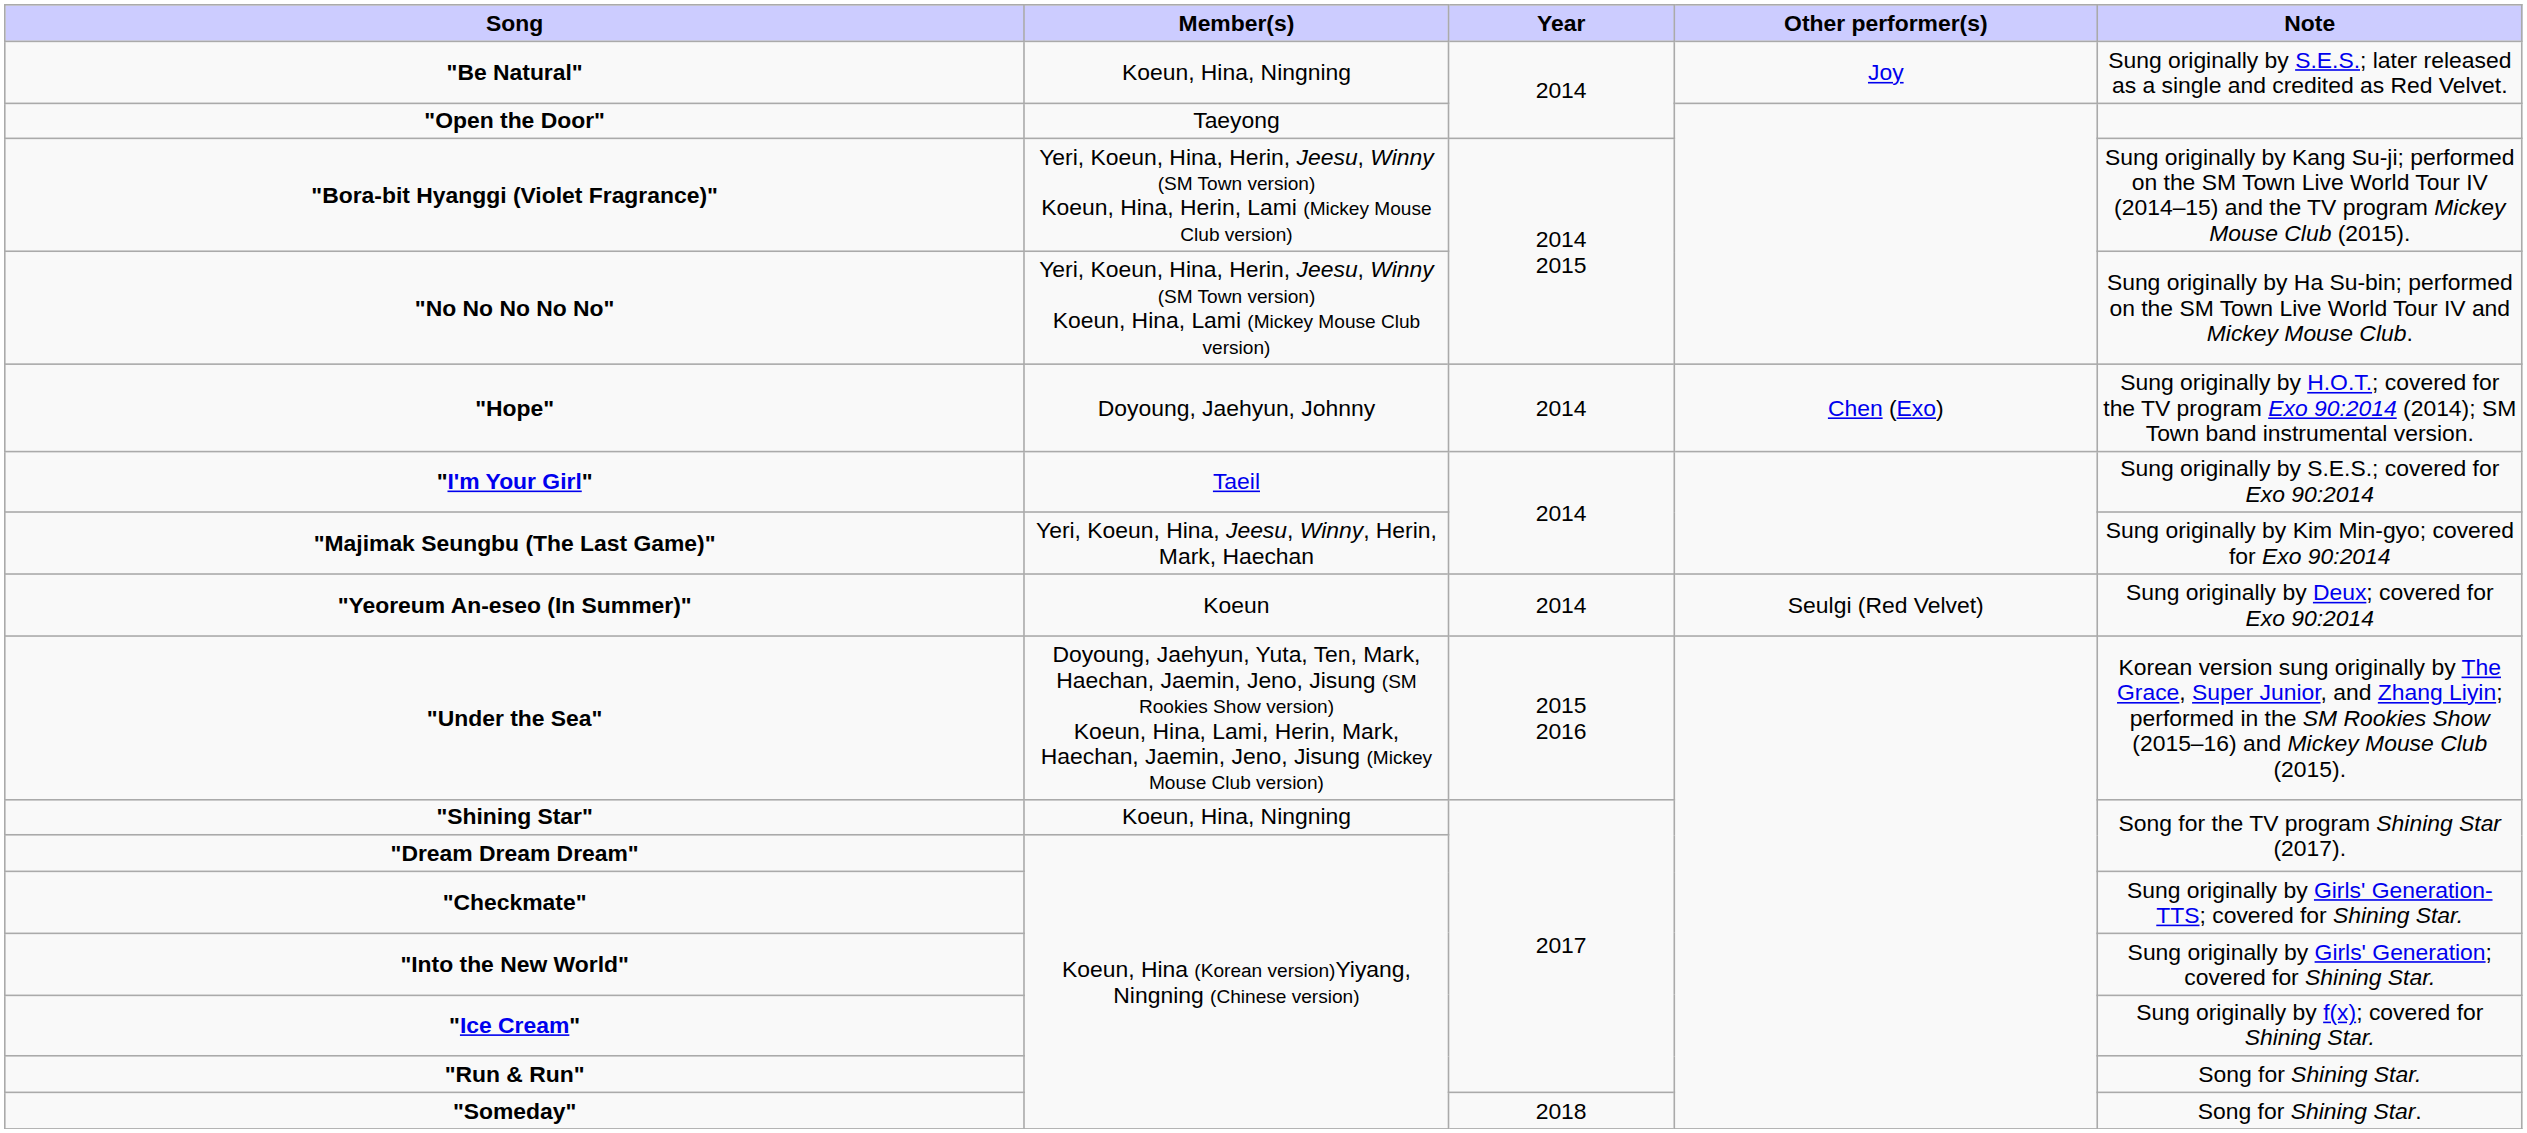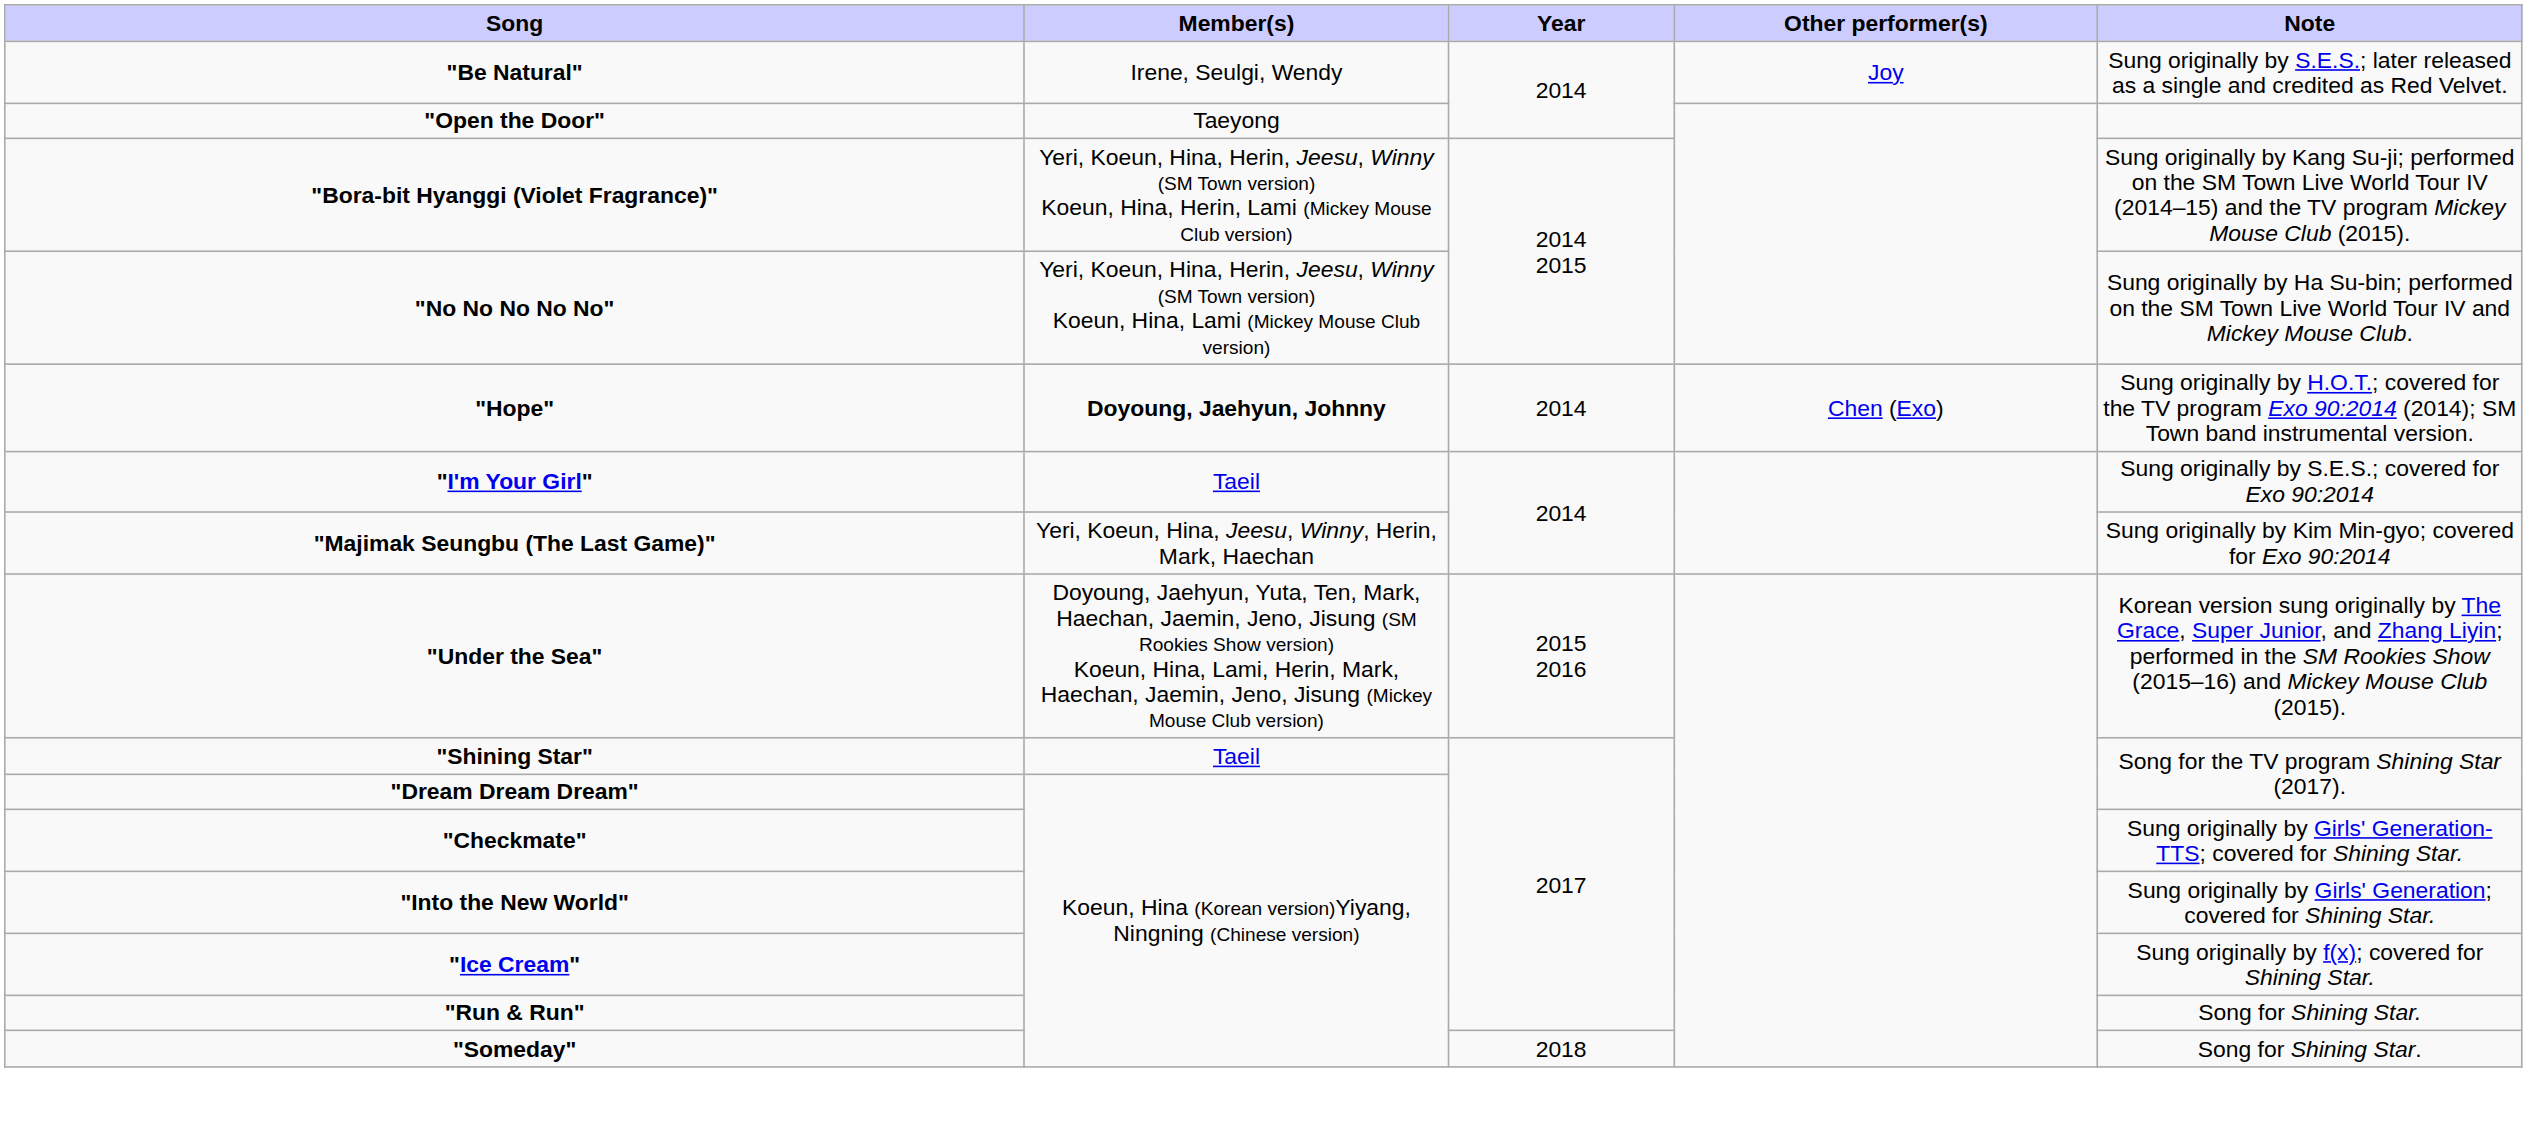(1236, 72) Koeun, Hina, Ningning -> (1236, 72) Irene, Seulgi, Wendy
(1236, 407) normal -> (1236, 407) bold
- row: (515, 605)
(1236, 817) Koeun, Hina, Ningning -> (1236, 755) Taeil
